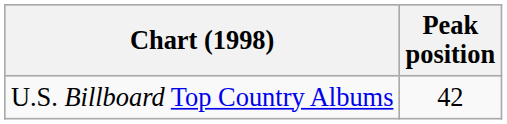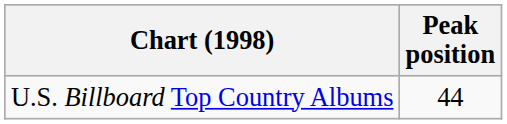(450, 97) 42 -> (450, 97) 44
